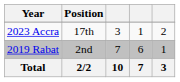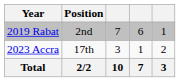rows swapped: (33, 49) <-> (33, 31)
